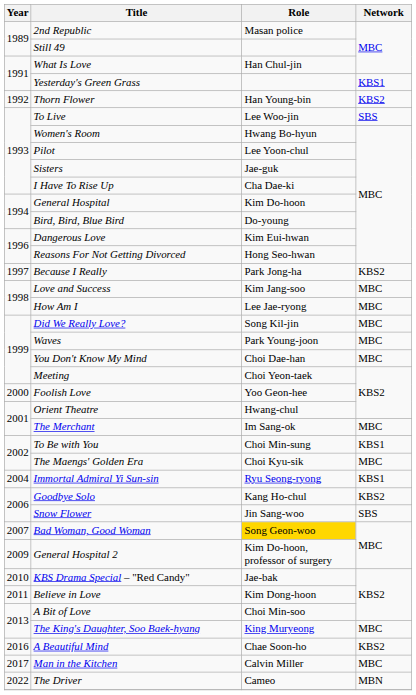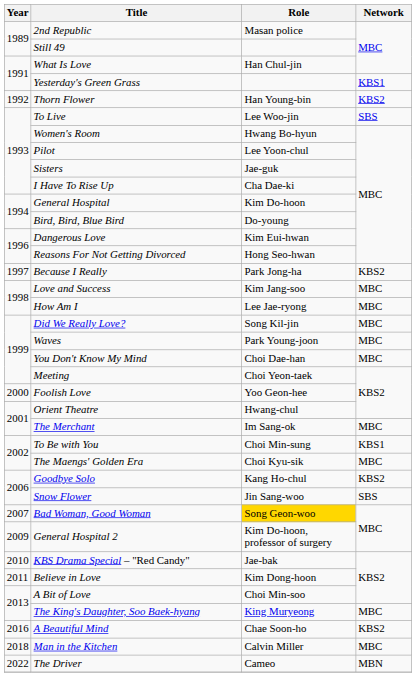- row: (96, 479)
(18, 663) 2017 -> (18, 646) 2018
